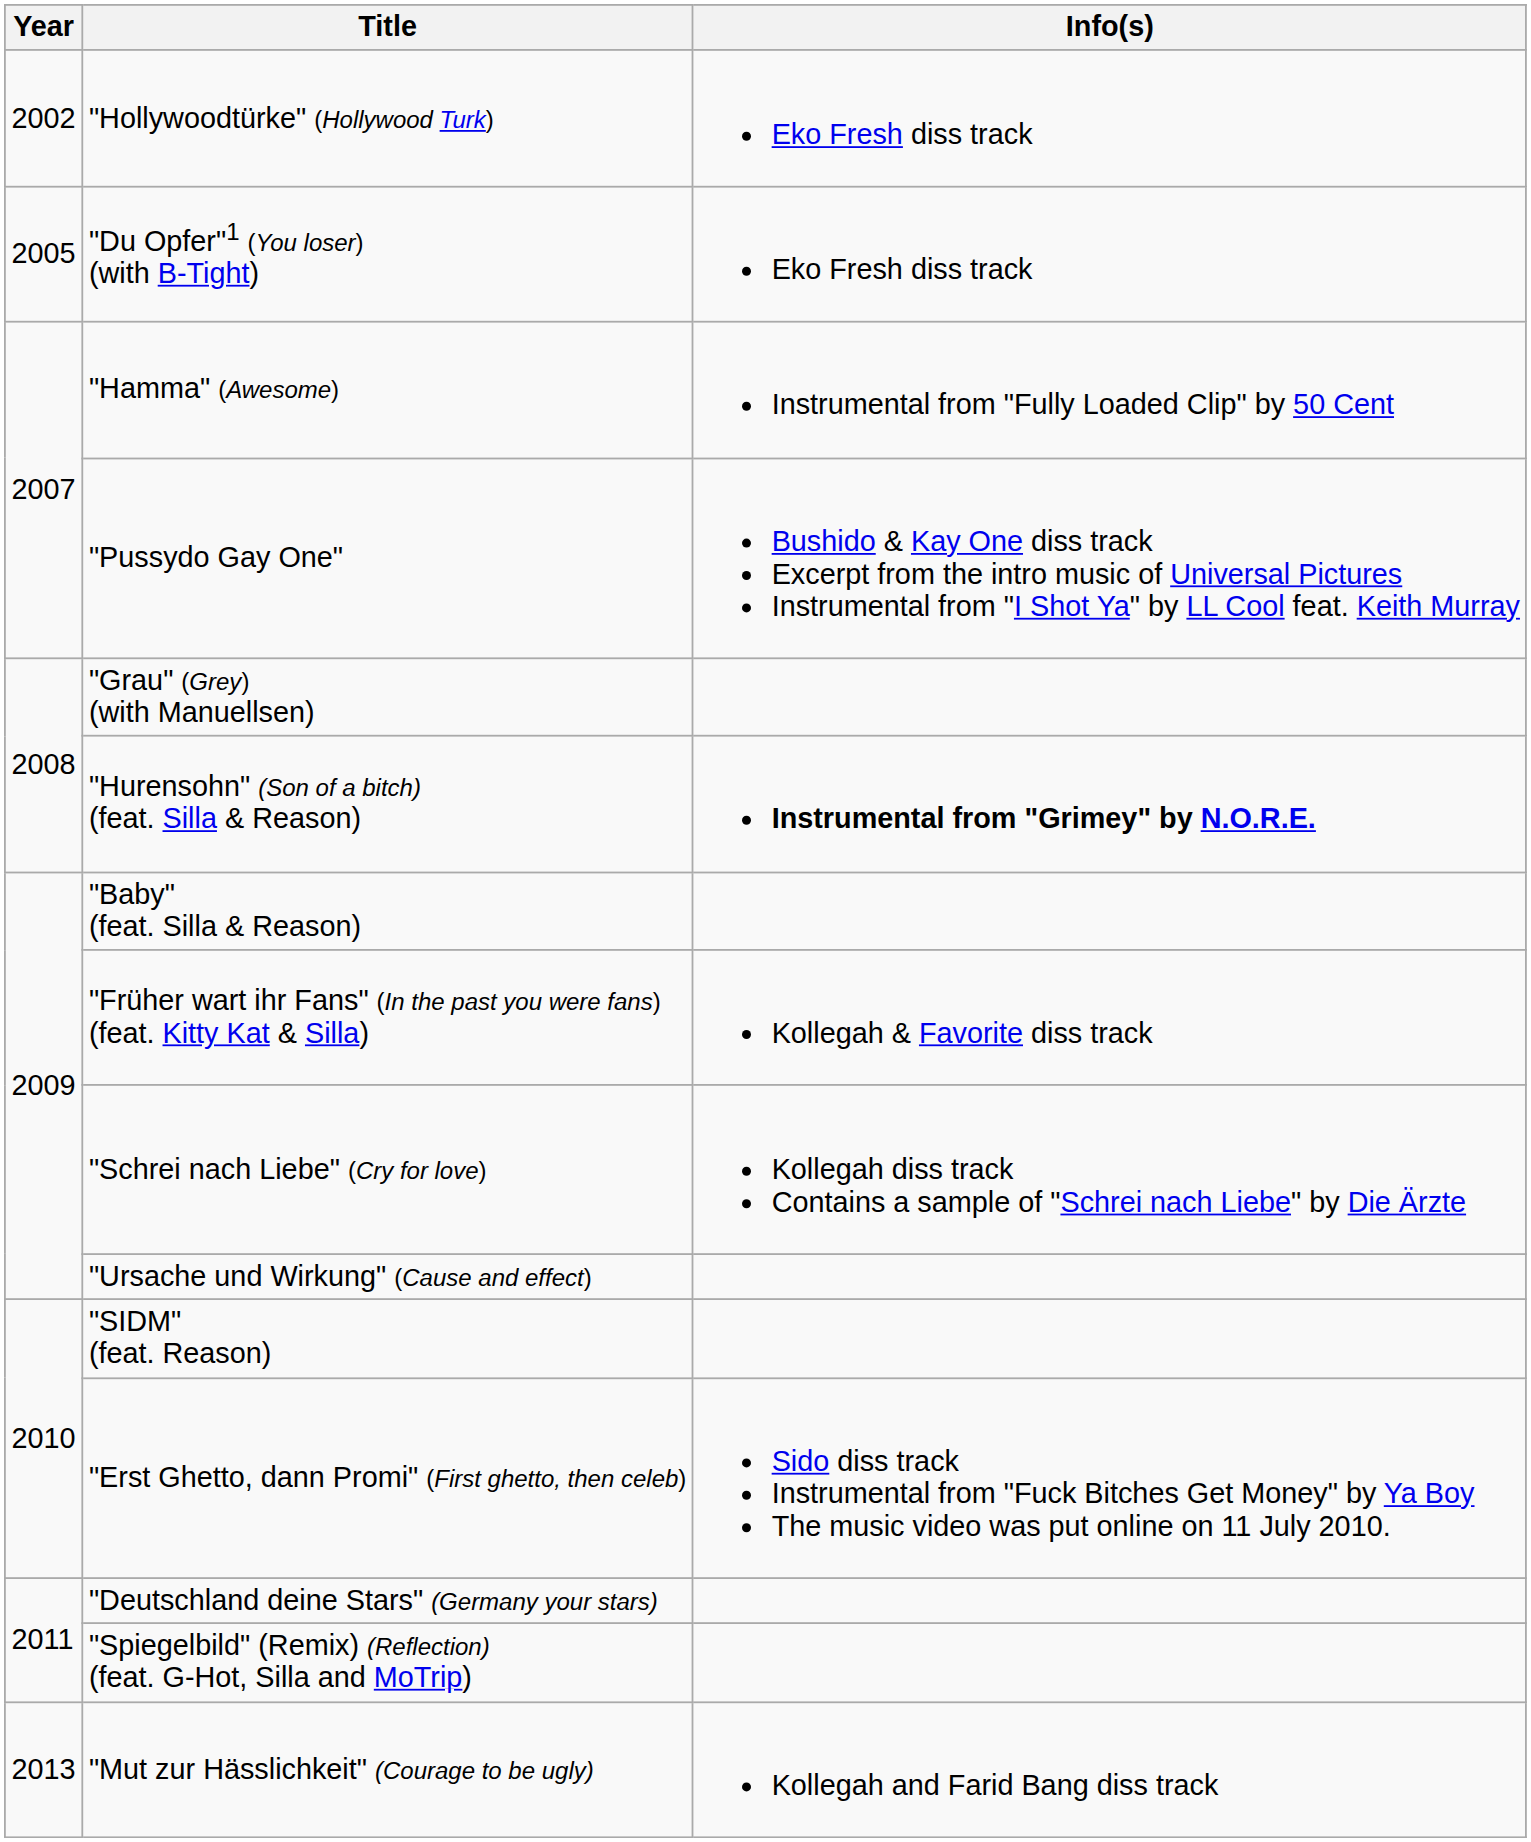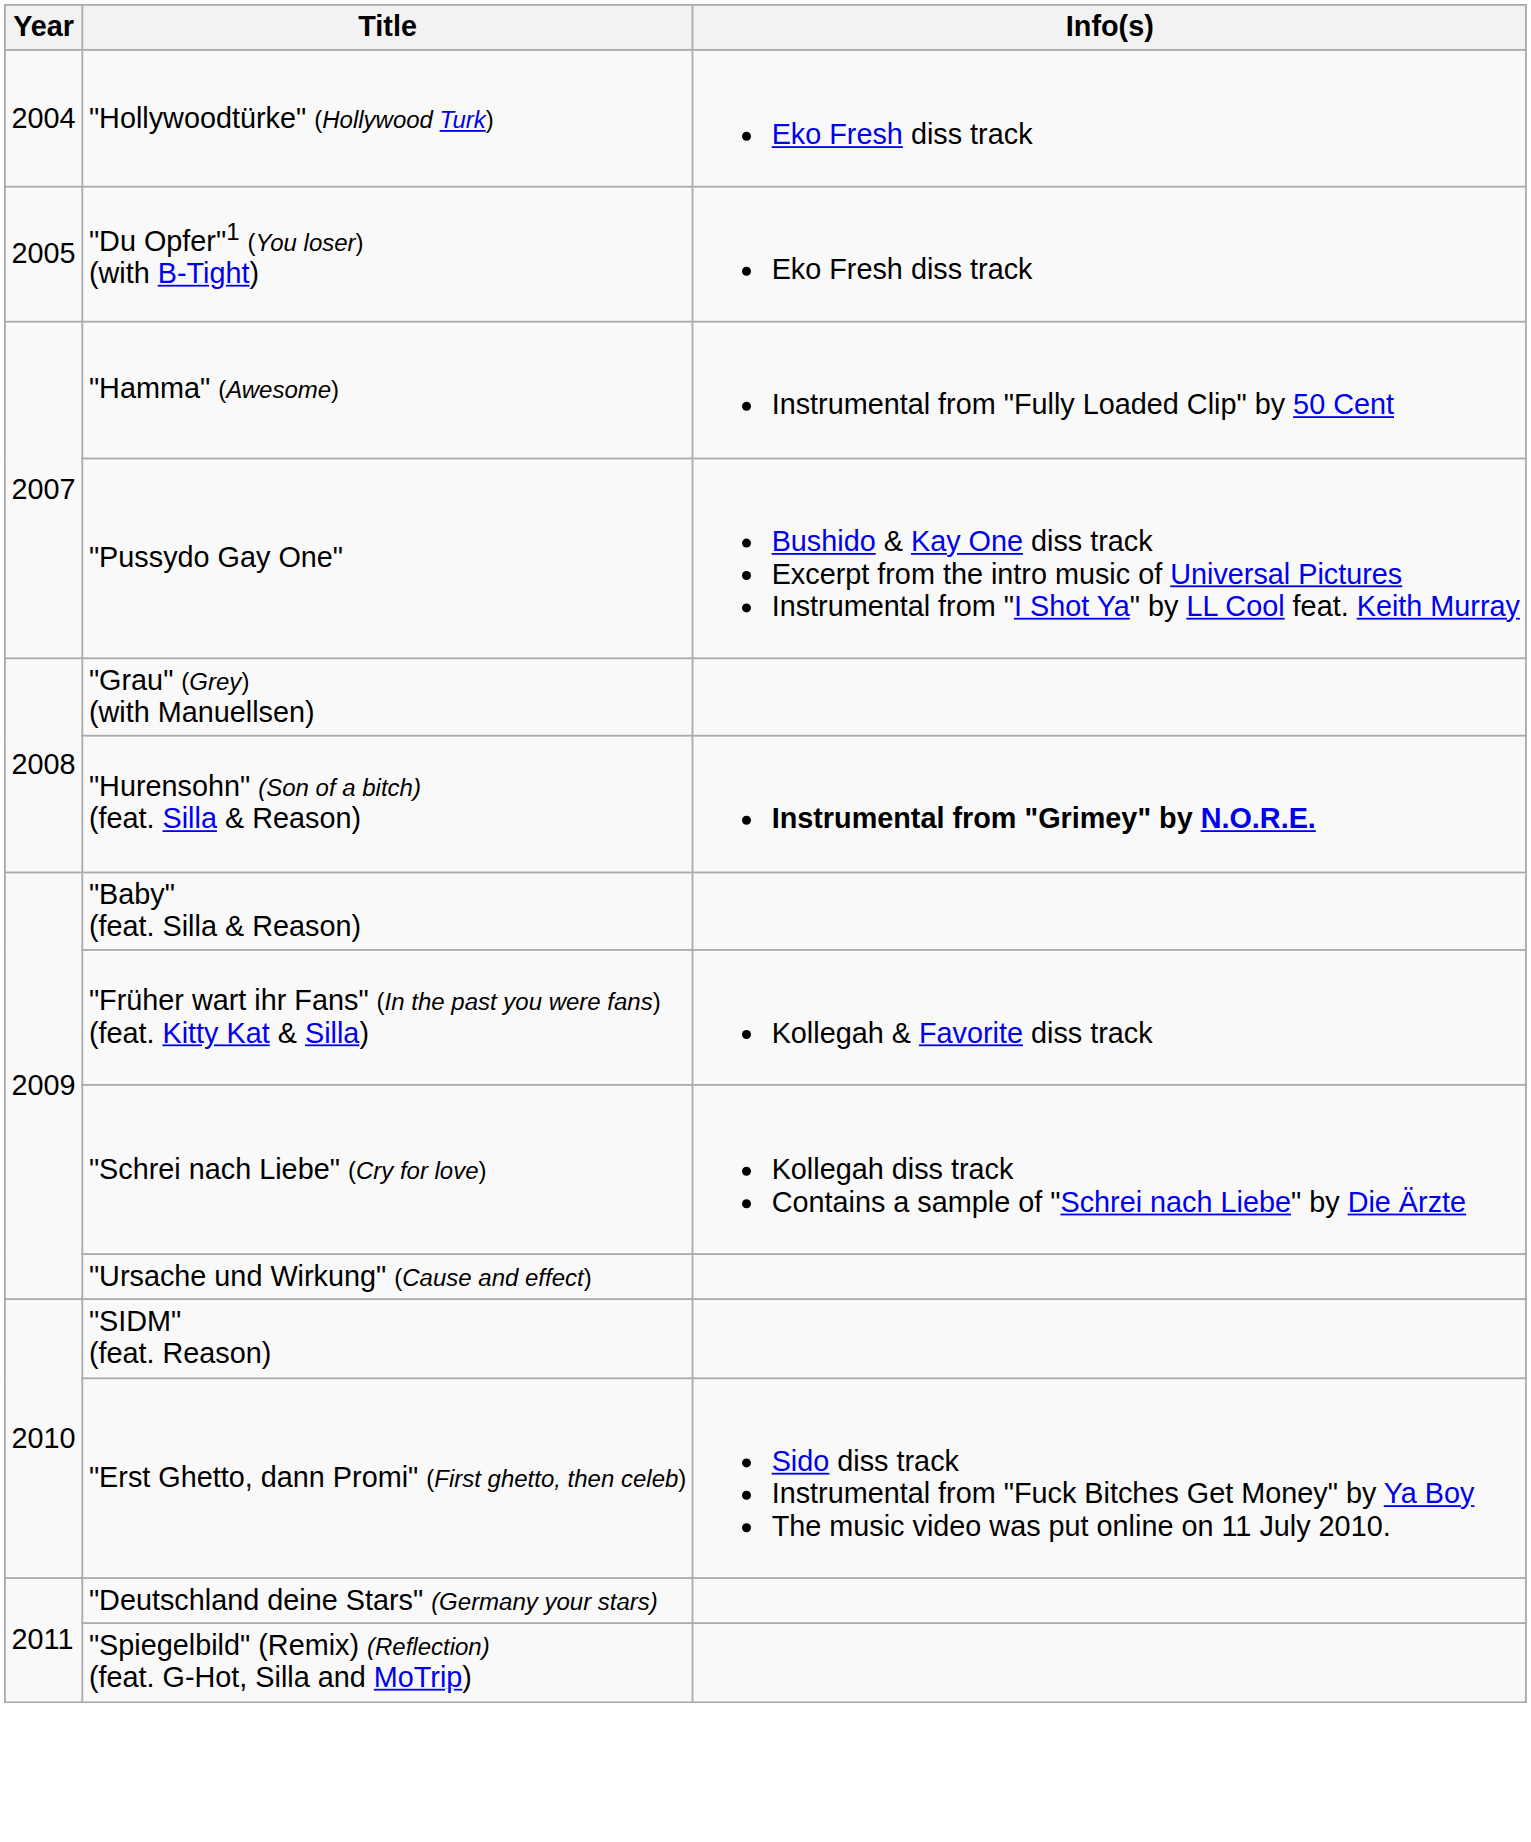(44, 118) 2002 -> (44, 118) 2004
- row: (341, 1769)
